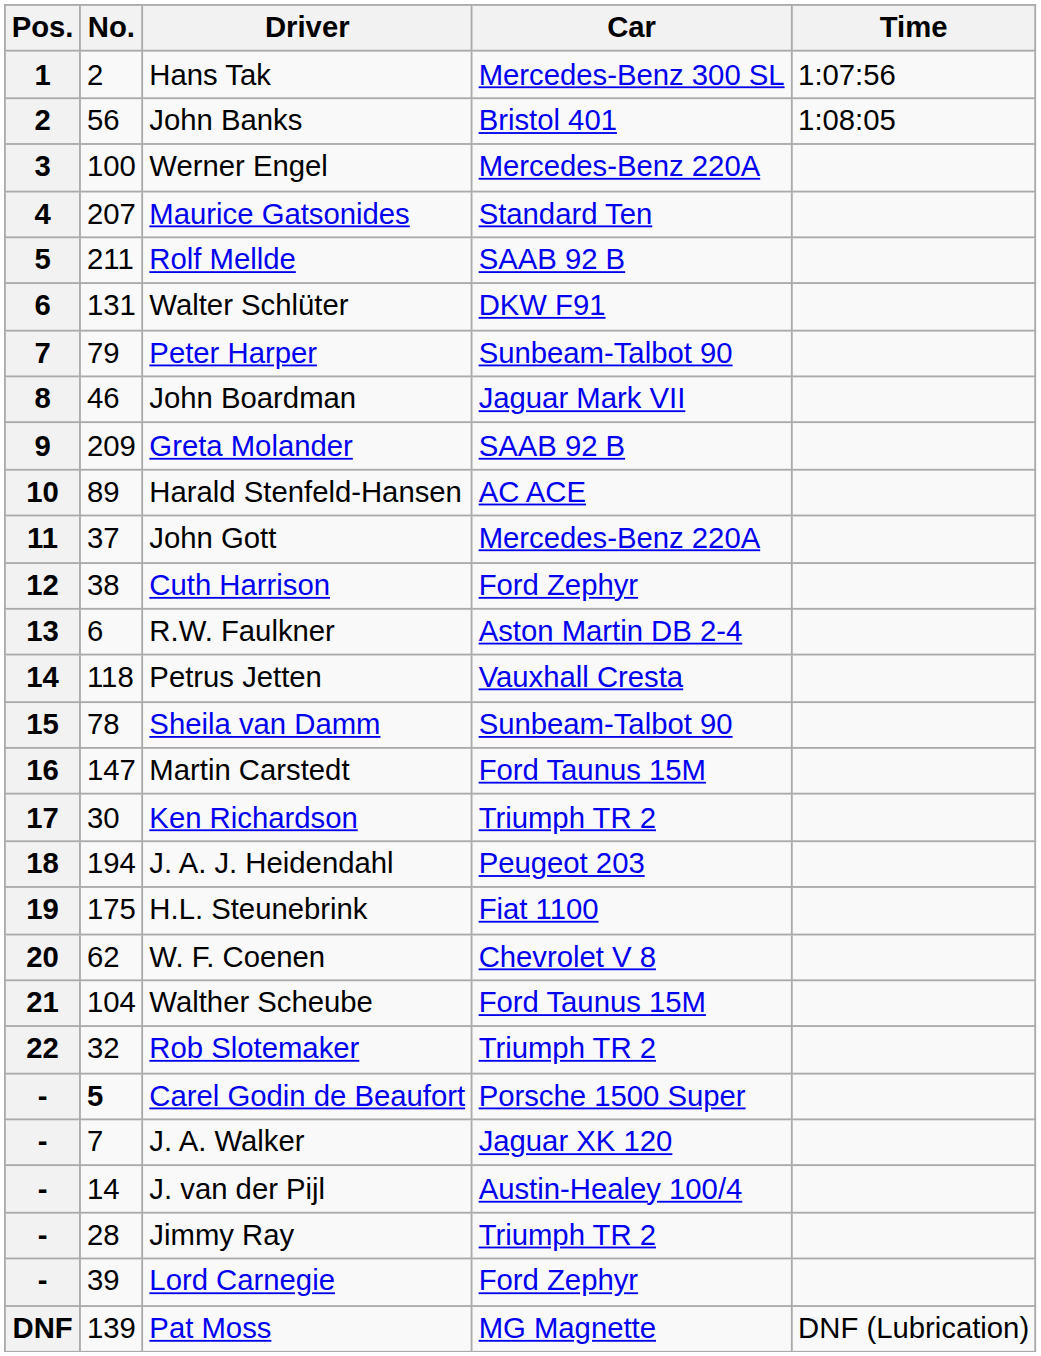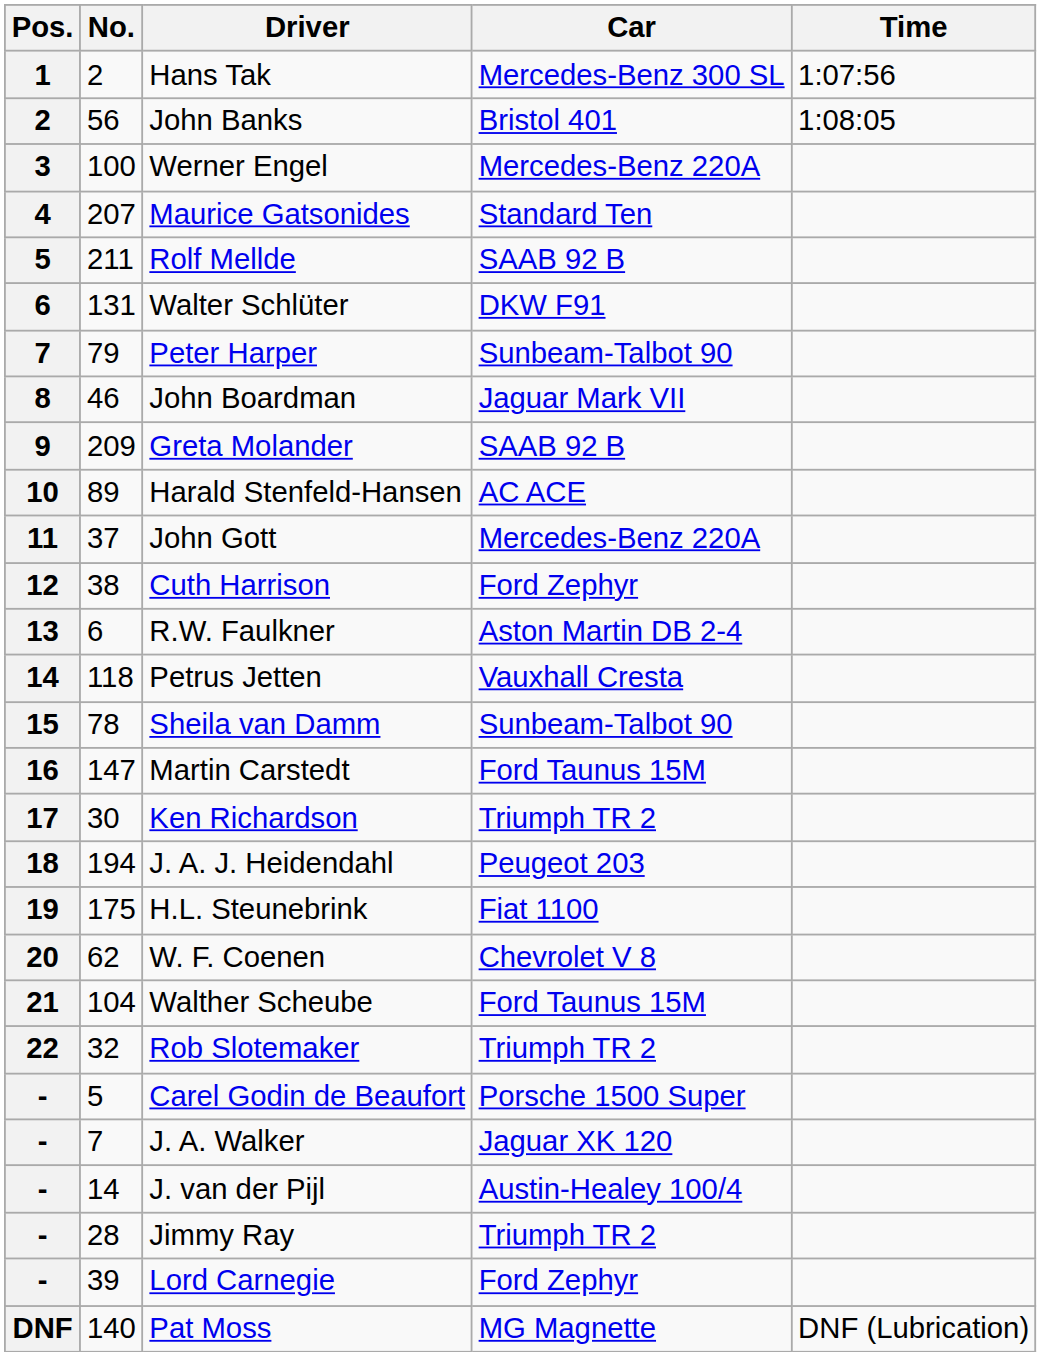(95, 1095) bold -> (95, 1095) normal
(111, 1327) 139 -> (111, 1327) 140
